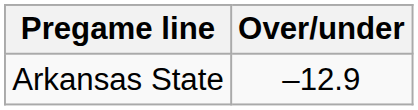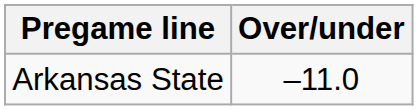(321, 78) –12.9 -> (321, 78) –11.0
